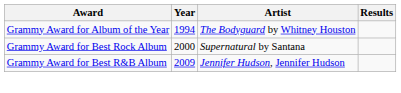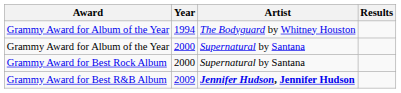+ row: (88, 46)
(272, 63) normal -> (277, 79) bold
